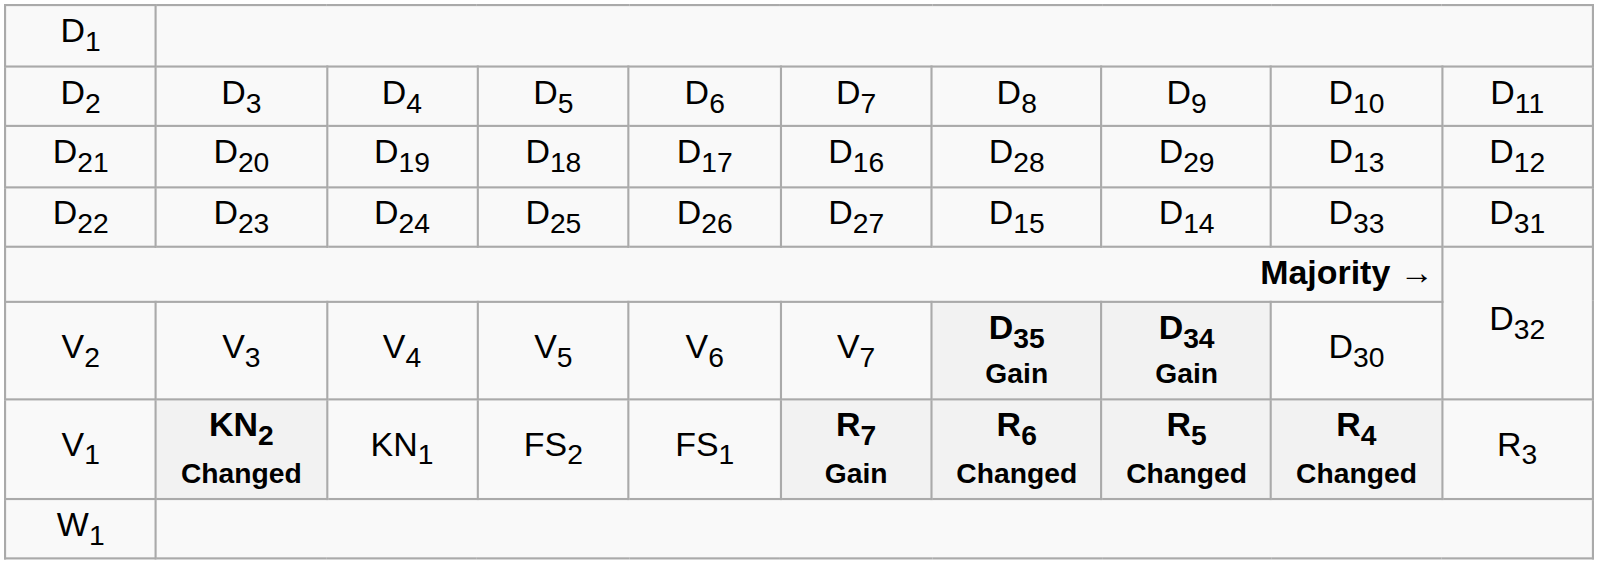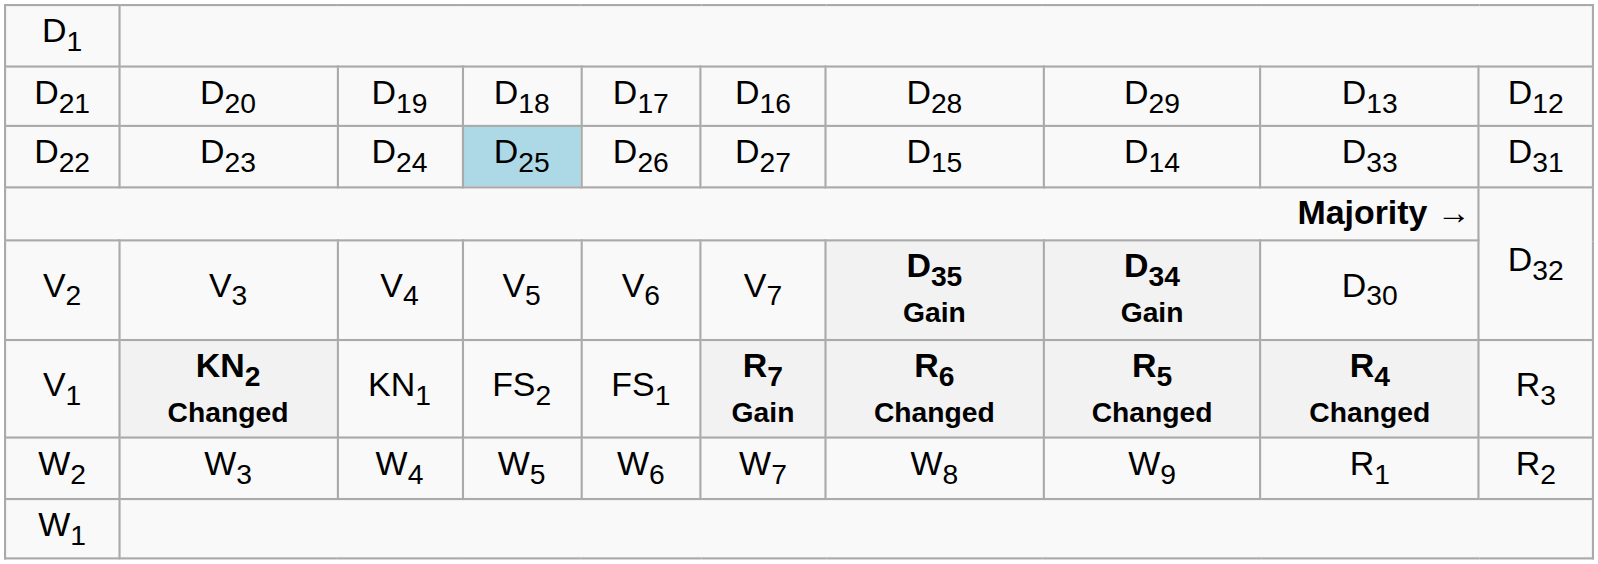- row: (81, 96)
(553, 217) no background -> (522, 156) lightblue background
+ row: (62, 468)
